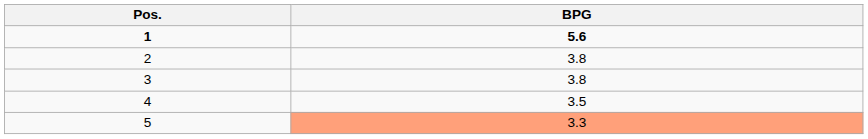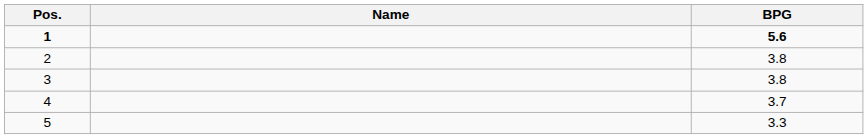+ column: (391, 15)
(577, 101) 3.5 -> (777, 101) 3.7
(577, 123) lightsalmon background -> (777, 123) no background
